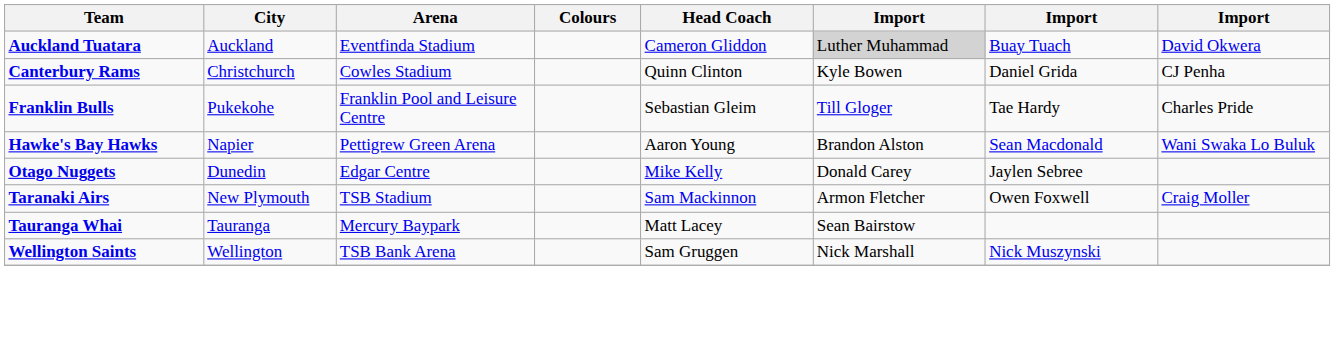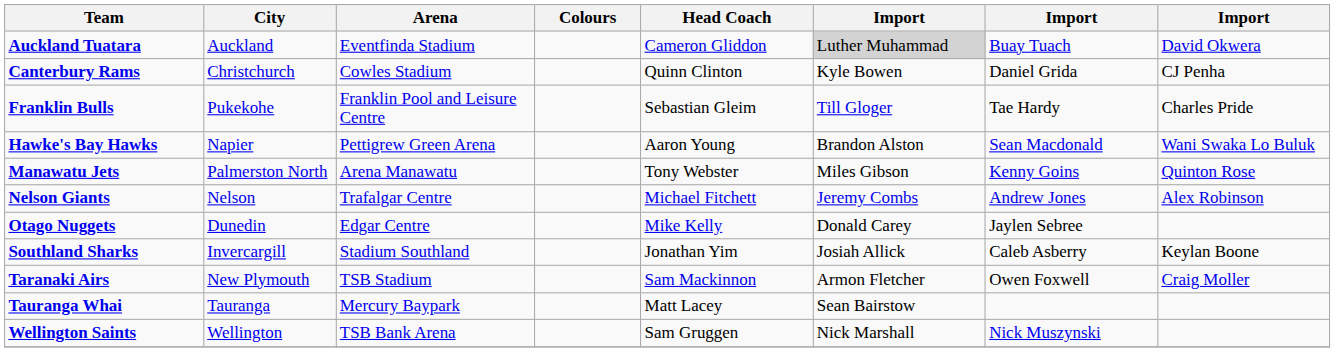+ row: (64, 171)
+ row: (59, 198)
+ row: (73, 252)
